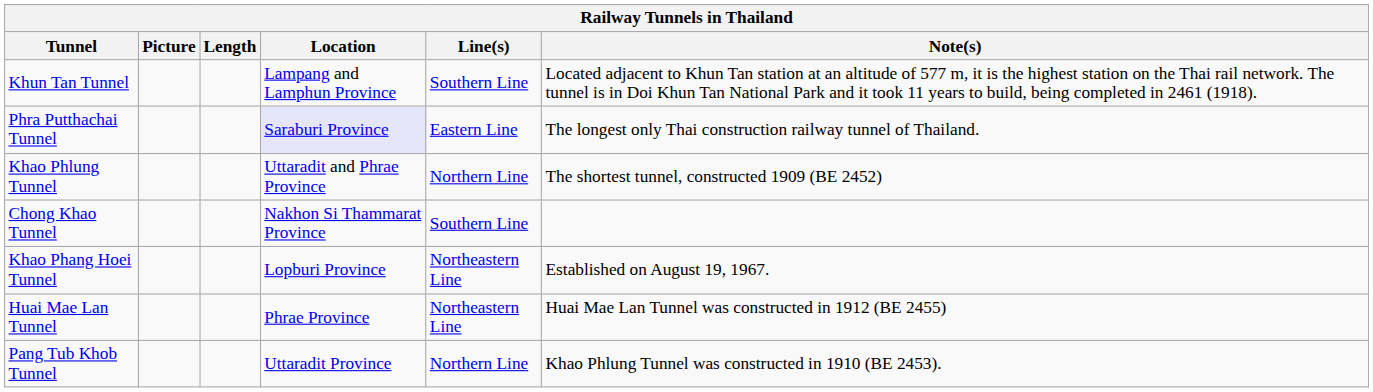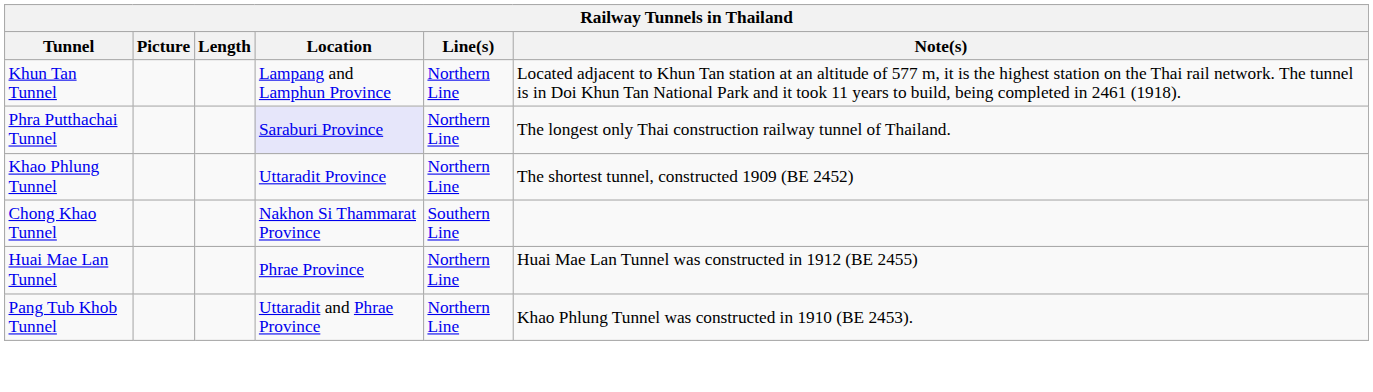(479, 82) Southern Line -> (459, 82) Northern Line
(474, 129) Eastern Line -> (459, 129) Northern Line
(332, 176) Uttaradit and Phrae Province -> (322, 176) Uttaradit Province
- row: (70, 270)
(474, 316) Northeastern Line -> (459, 270) Northern Line
(328, 363) Uttaradit Province -> (326, 316) Uttaradit and Phrae Province
